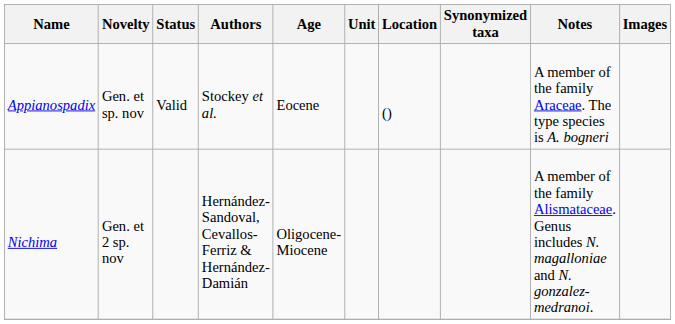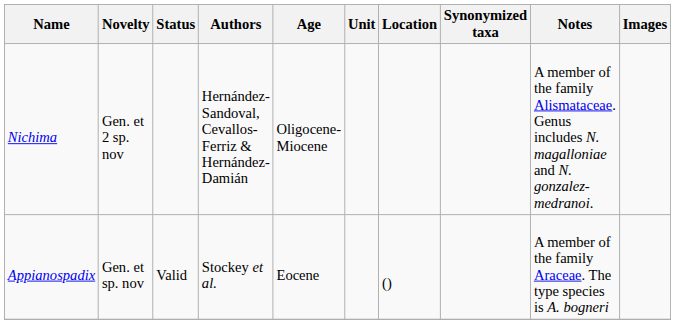rows swapped: (51, 104) <-> (32, 242)
